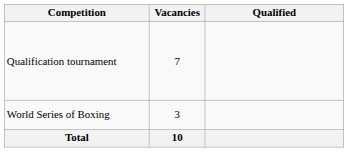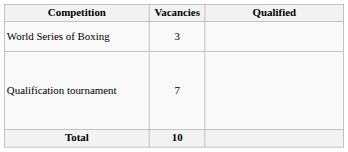rows swapped: (58, 114) <-> (62, 60)
